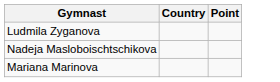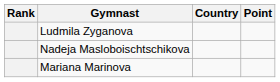+ column: (21, 13)
